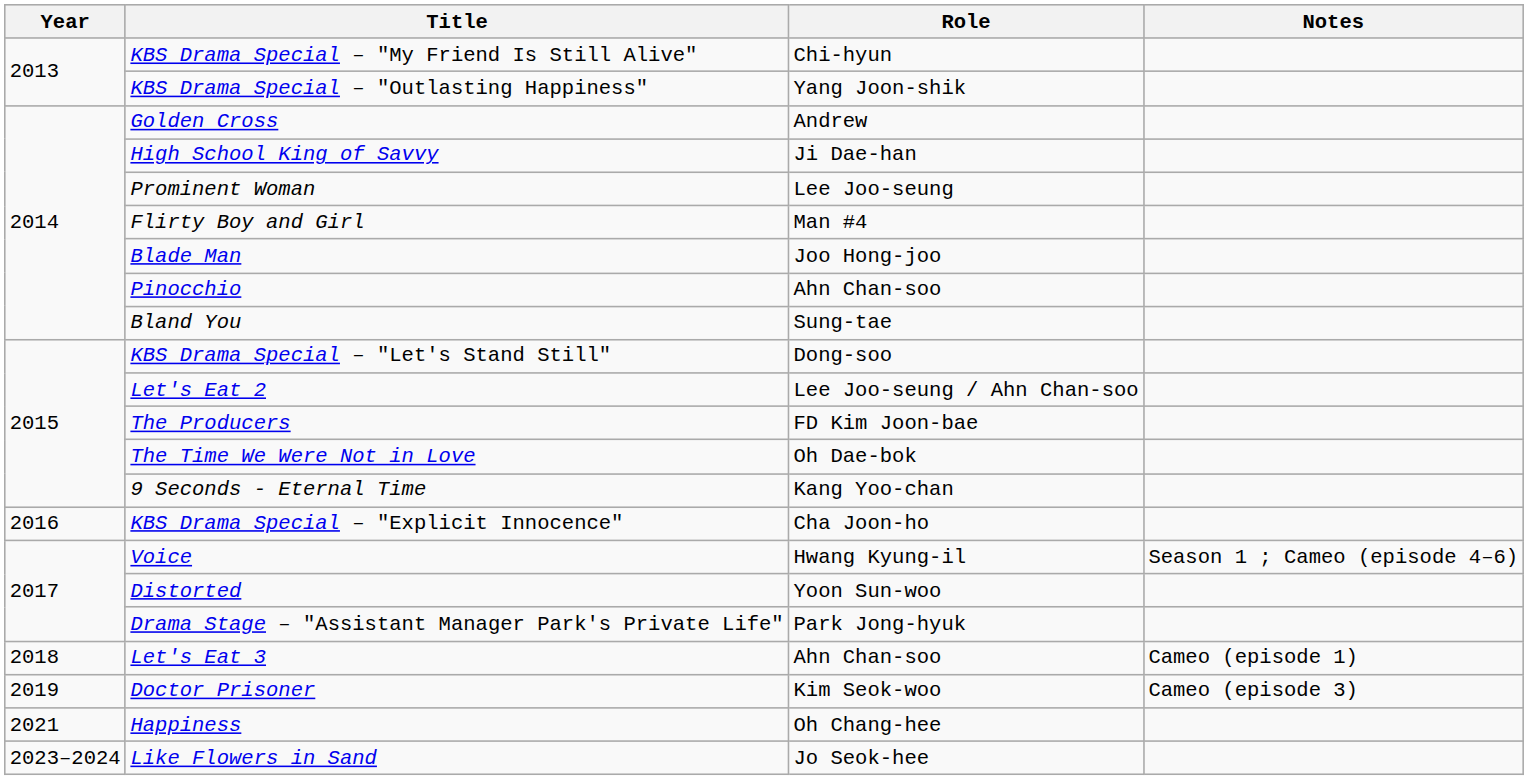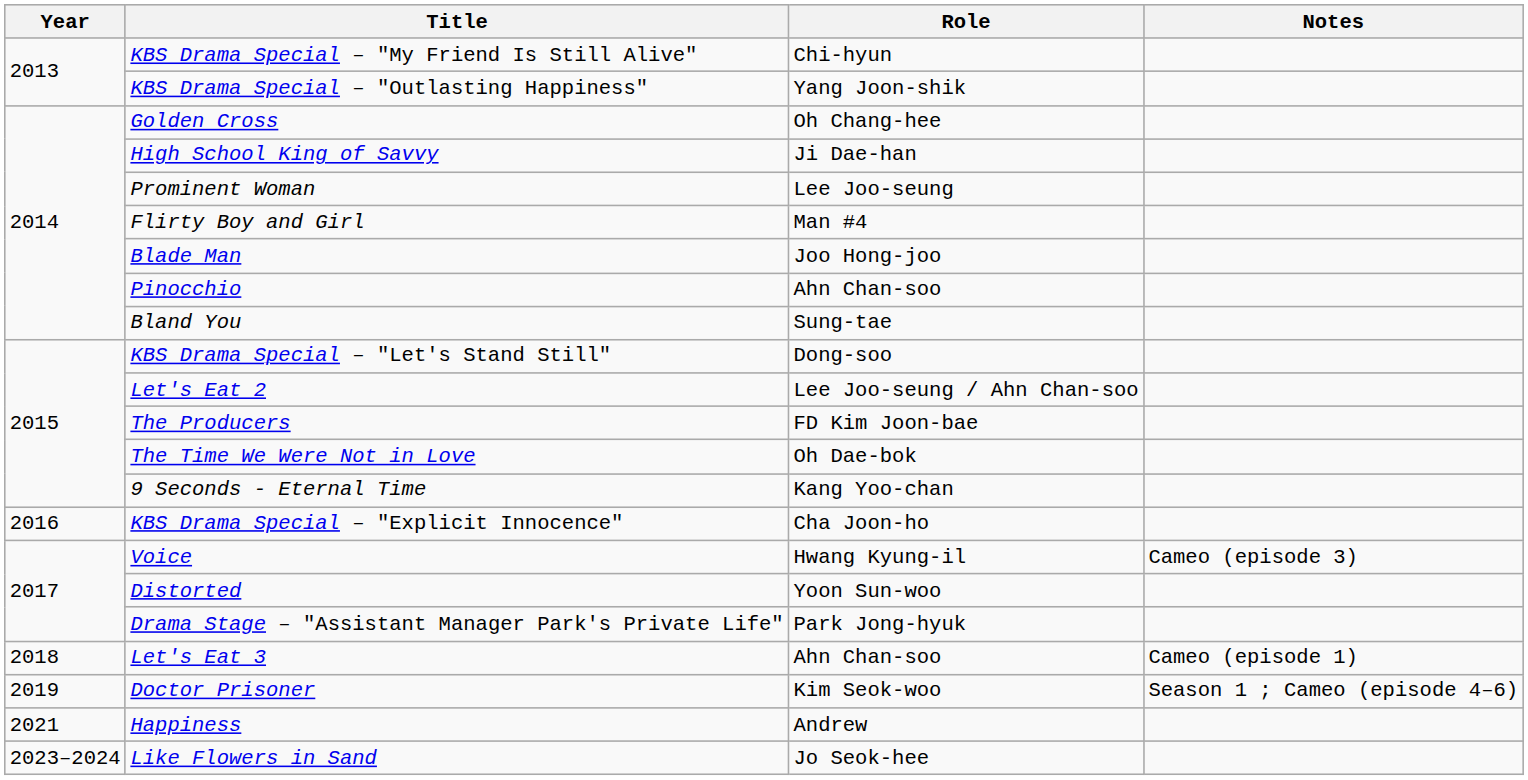(830, 122) Andrew -> (867, 122) Oh Chang-hee
(1333, 557) Season 1 ; Cameo (episode 4–6) -> (1253, 557) Cameo (episode 3)
(1253, 691) Cameo (episode 3) -> (1333, 691) Season 1 ; Cameo (episode 4–6)
(867, 725) Oh Chang-hee -> (830, 725) Andrew
